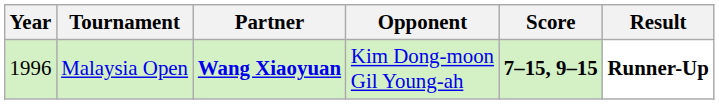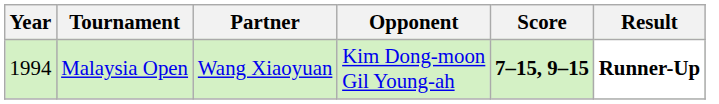(30, 68) 1996 -> (30, 68) 1994
(269, 68) bold -> (265, 68) normal
